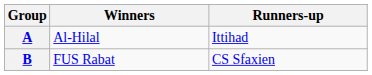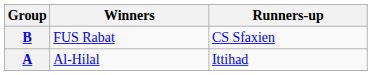rows swapped: (27, 37) <-> (27, 59)
